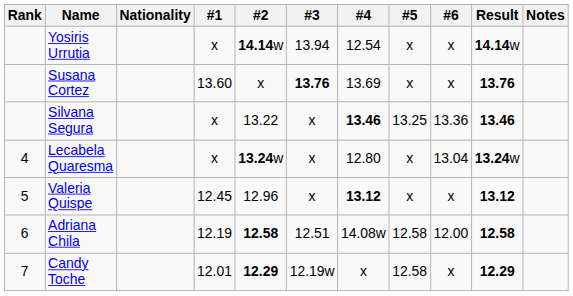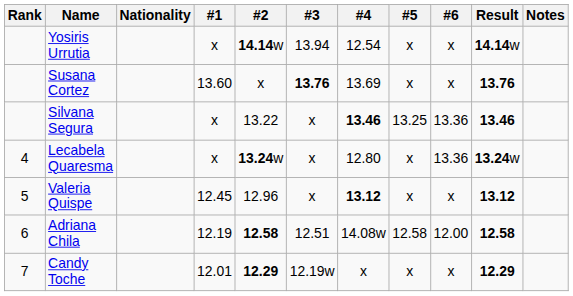(451, 158) 13.04 -> (451, 158) 13.36
(410, 271) 12.58 -> (410, 271) x
